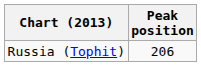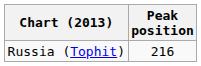(163, 51) 206 -> (163, 51) 216
